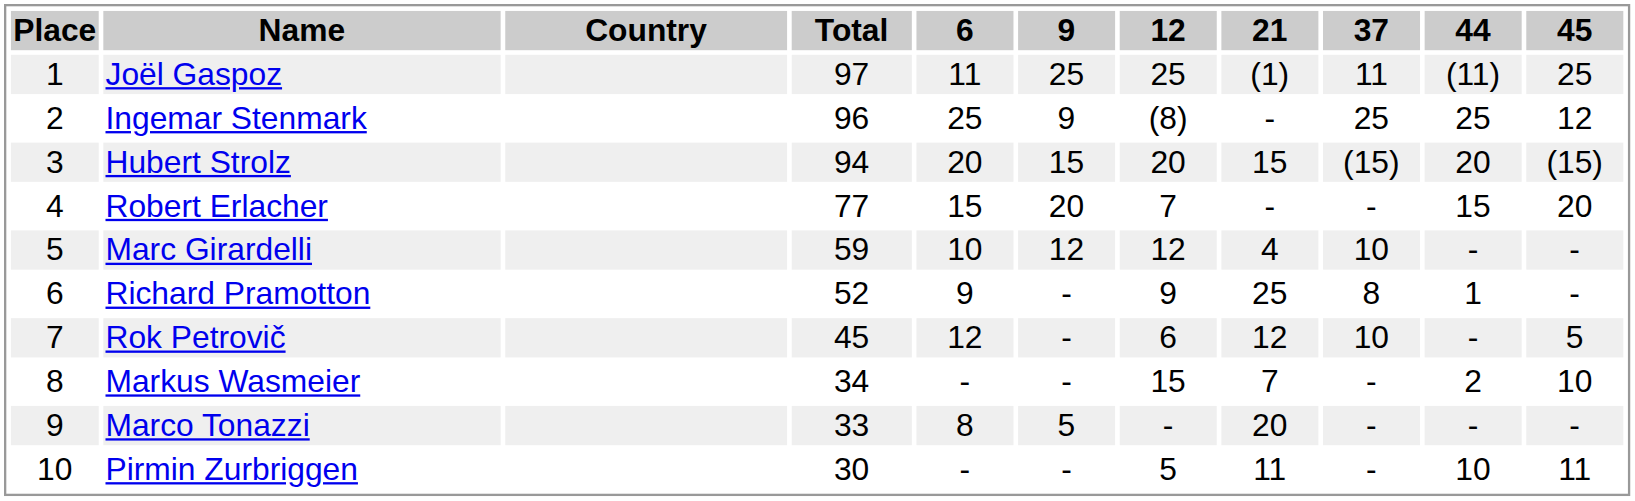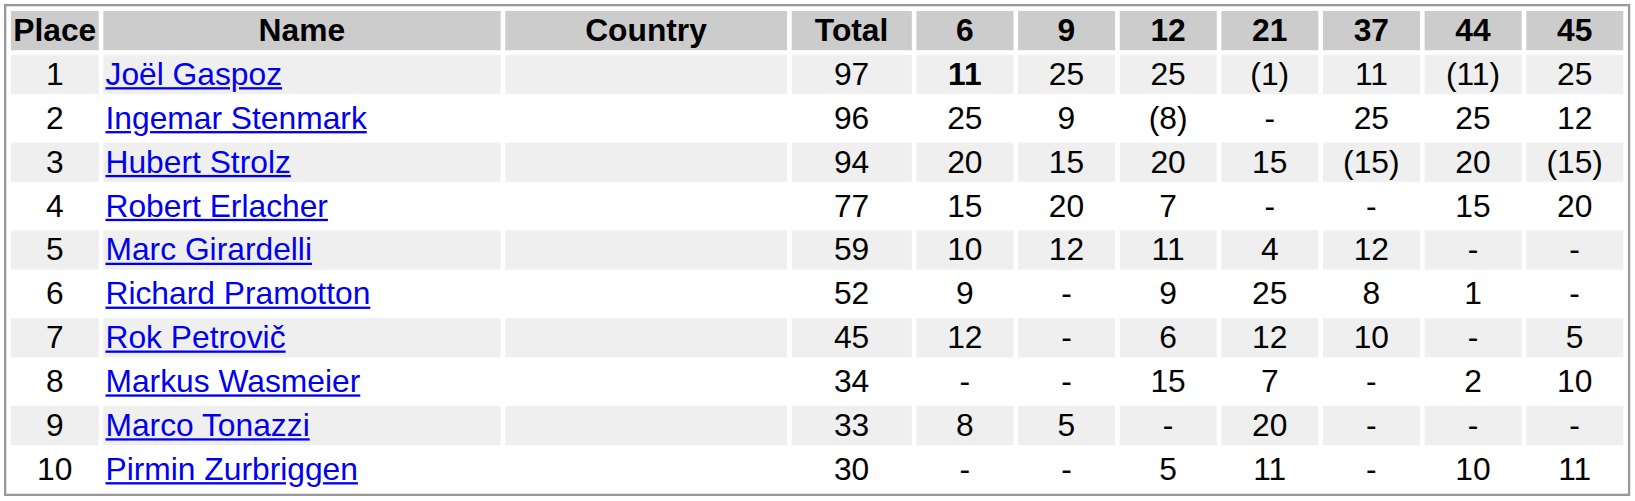(965, 74) normal -> (965, 74) bold
(1168, 250) 12 -> (1168, 250) 11
(1371, 250) 10 -> (1371, 250) 12
